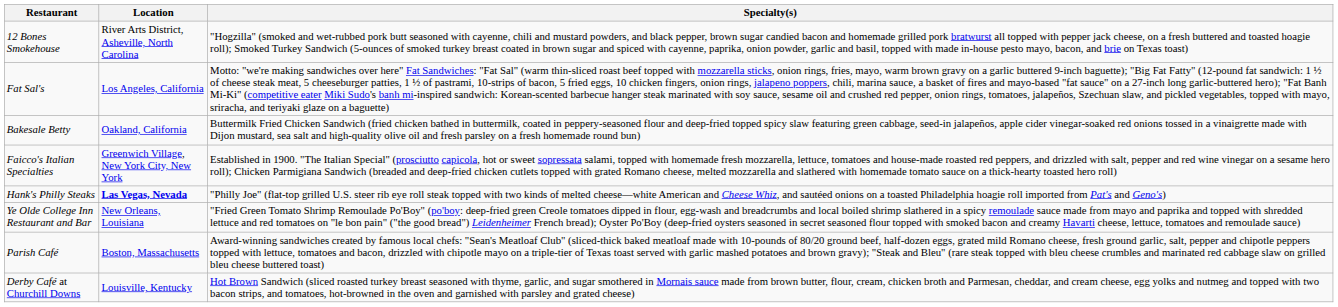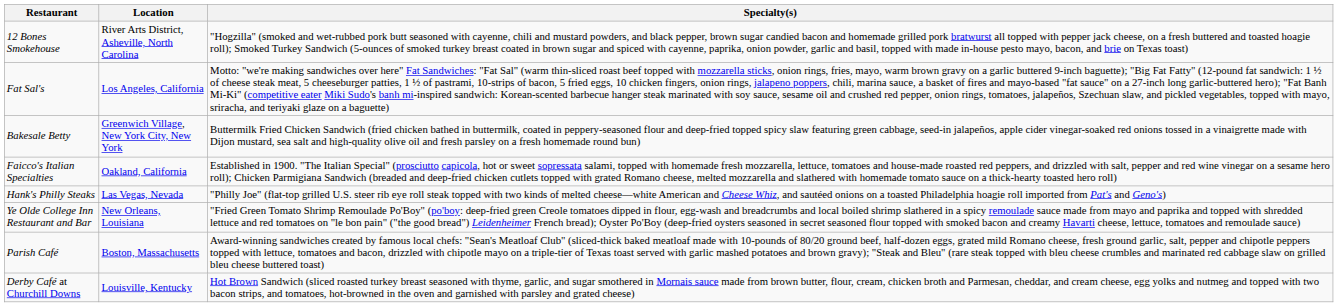(144, 130) Oakland, California -> (146, 136) Greenwich Village, New York City, New York
(146, 165) Greenwich Village, New York City, New York -> (144, 171) Oakland, California
(144, 194) bold -> (142, 194) normal
